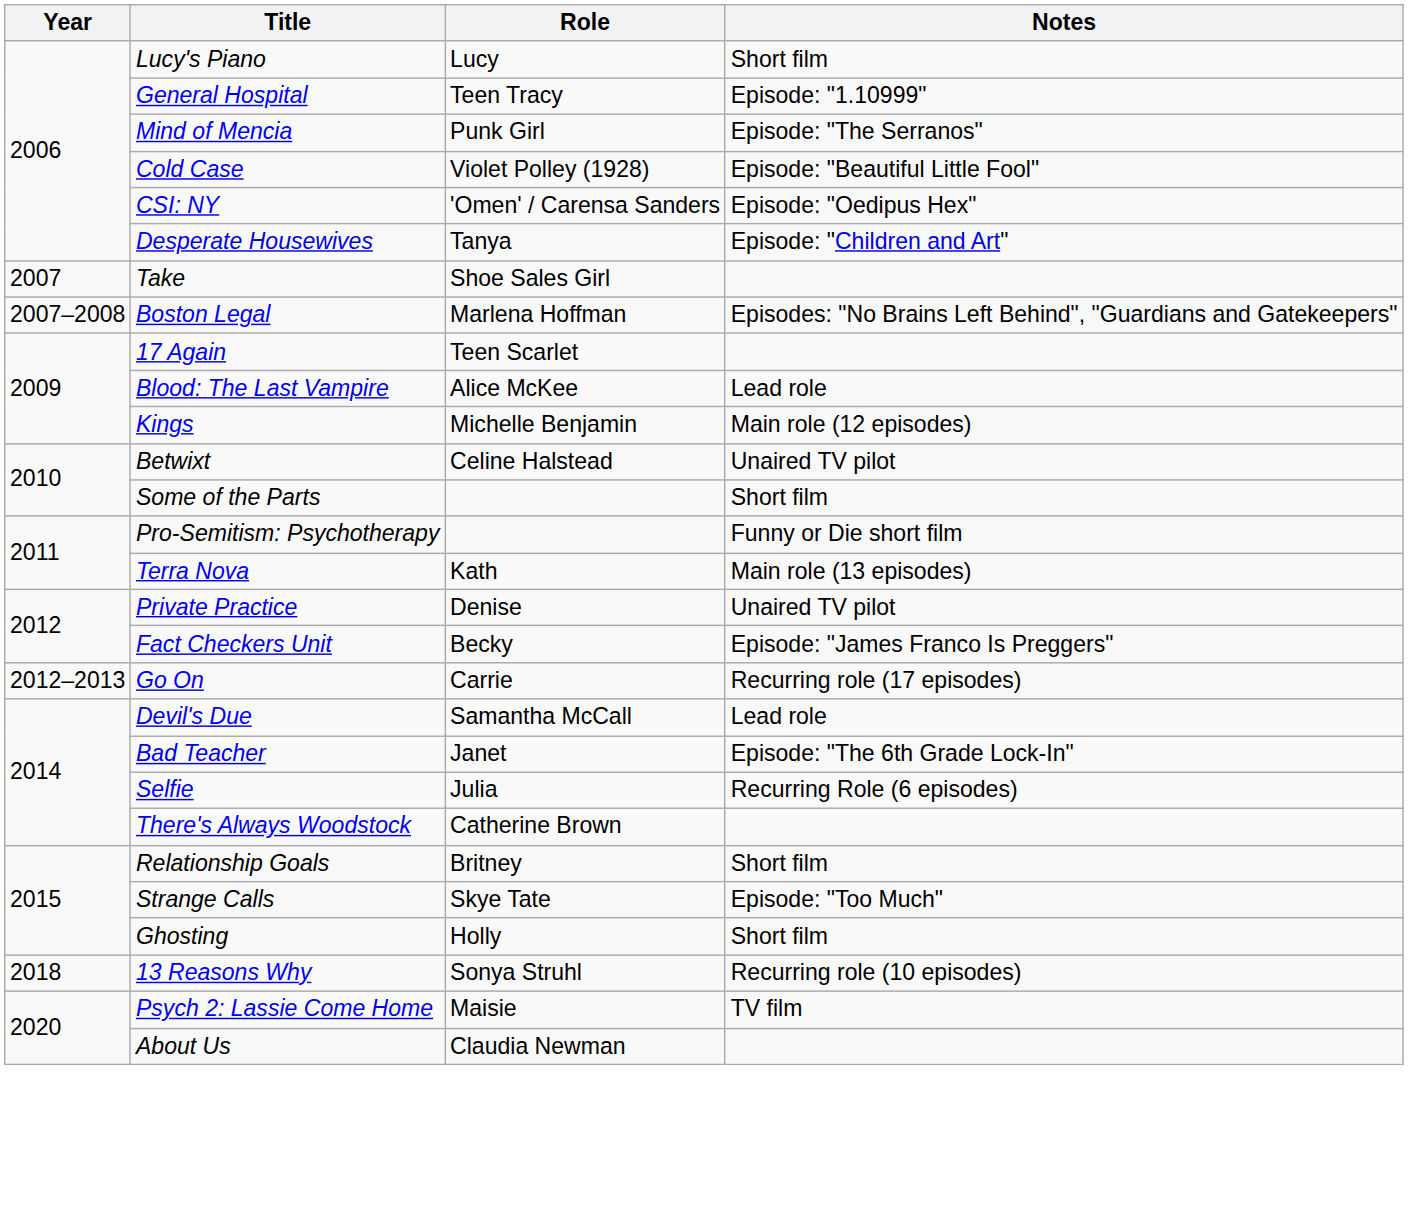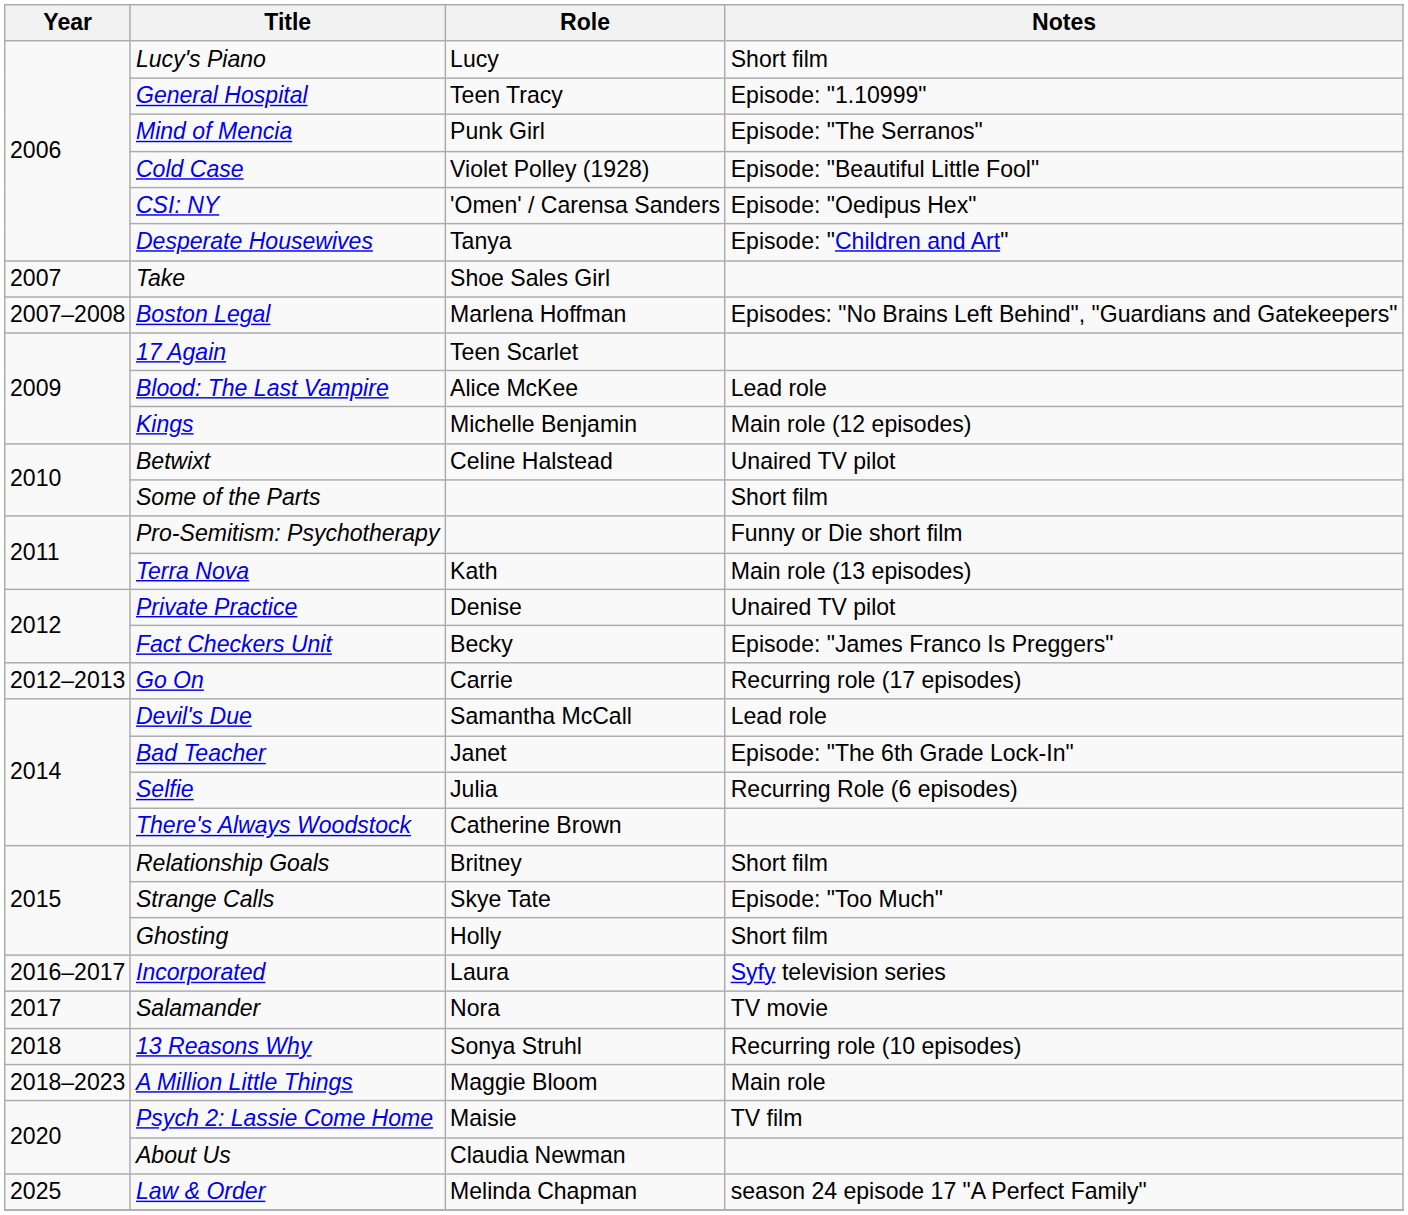+ row: (201, 972)
+ row: (198, 1009)
+ row: (244, 1082)
+ row: (201, 1192)
